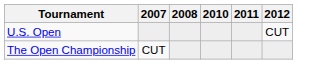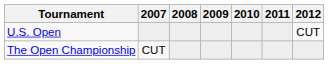+ column: (216, 14)
